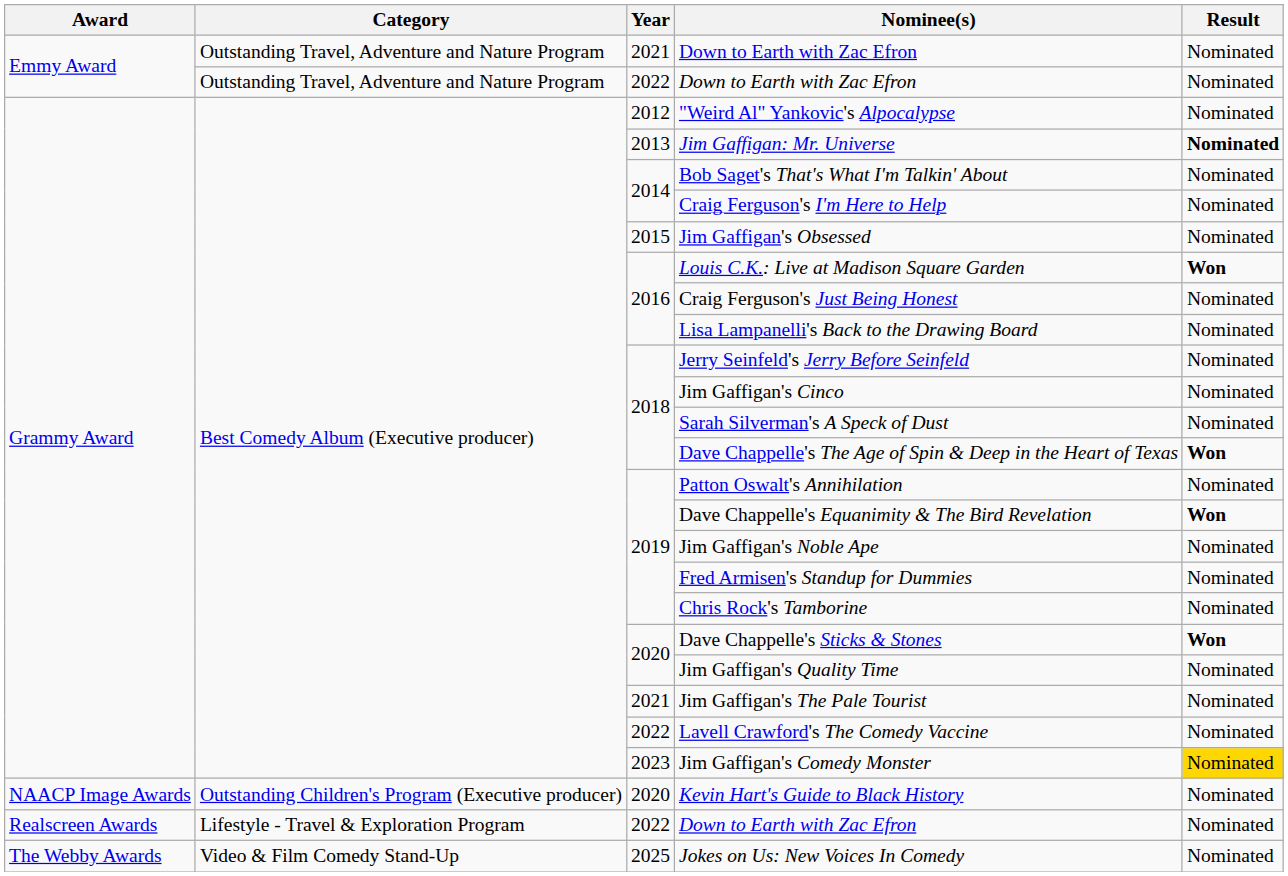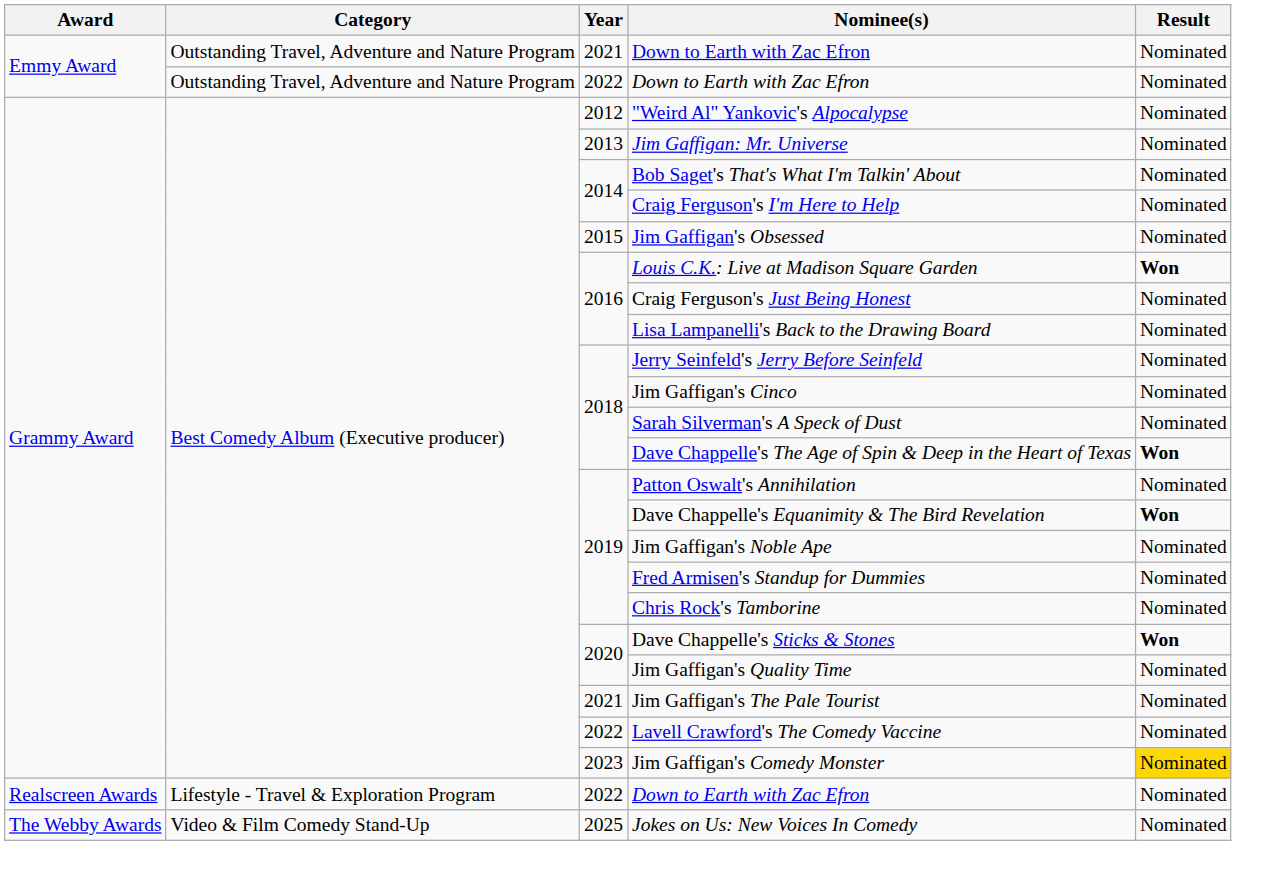(1233, 143) bold -> (1183, 143) normal
- row: (650, 793)
